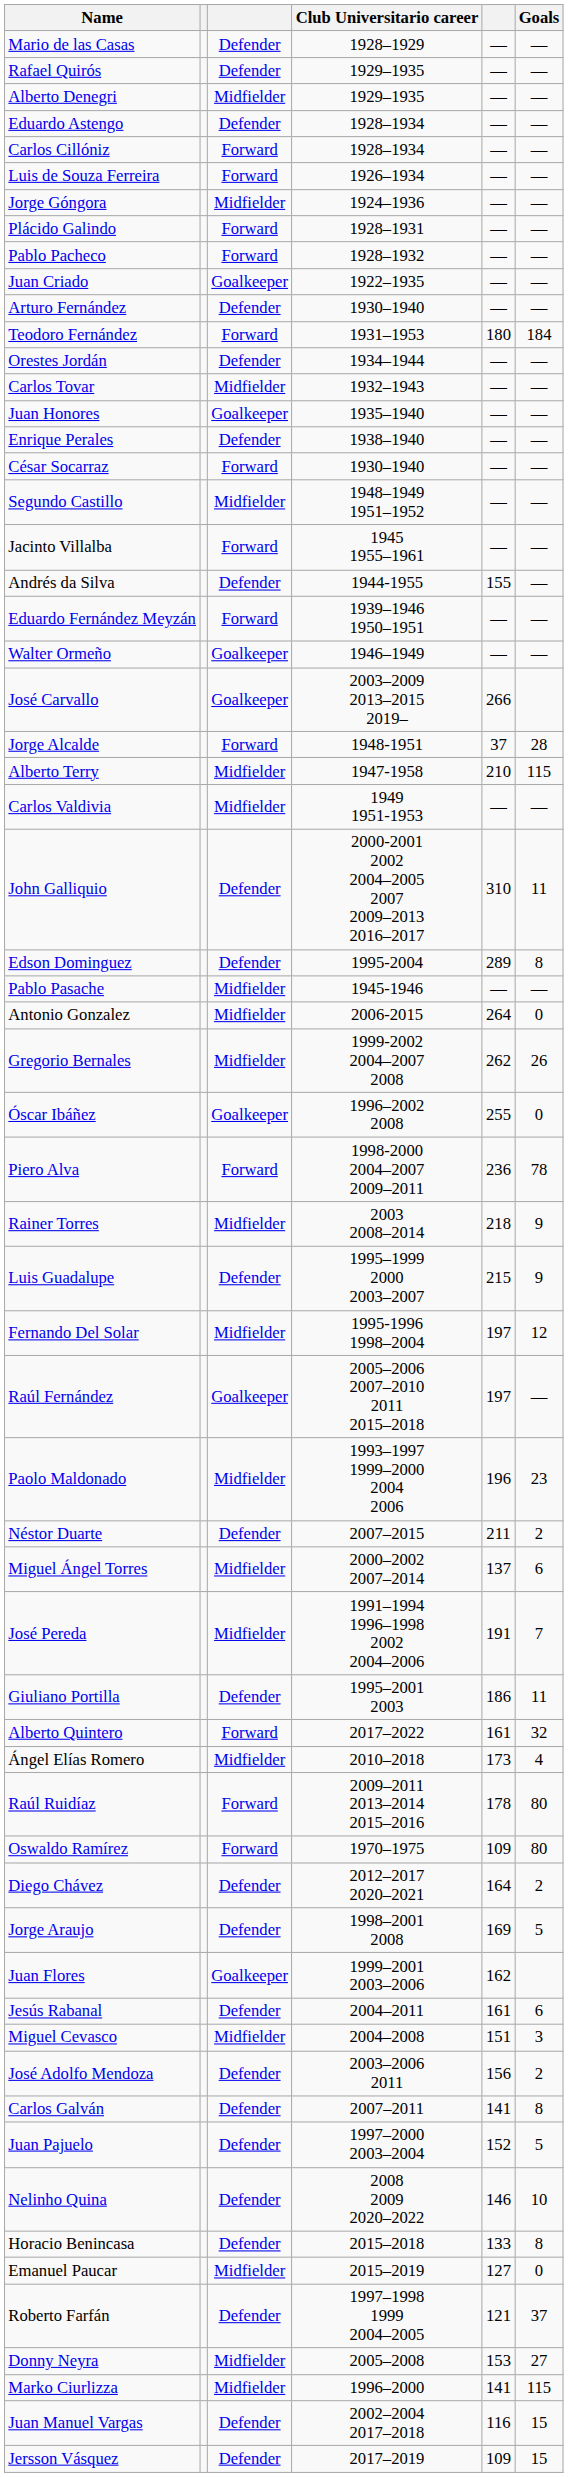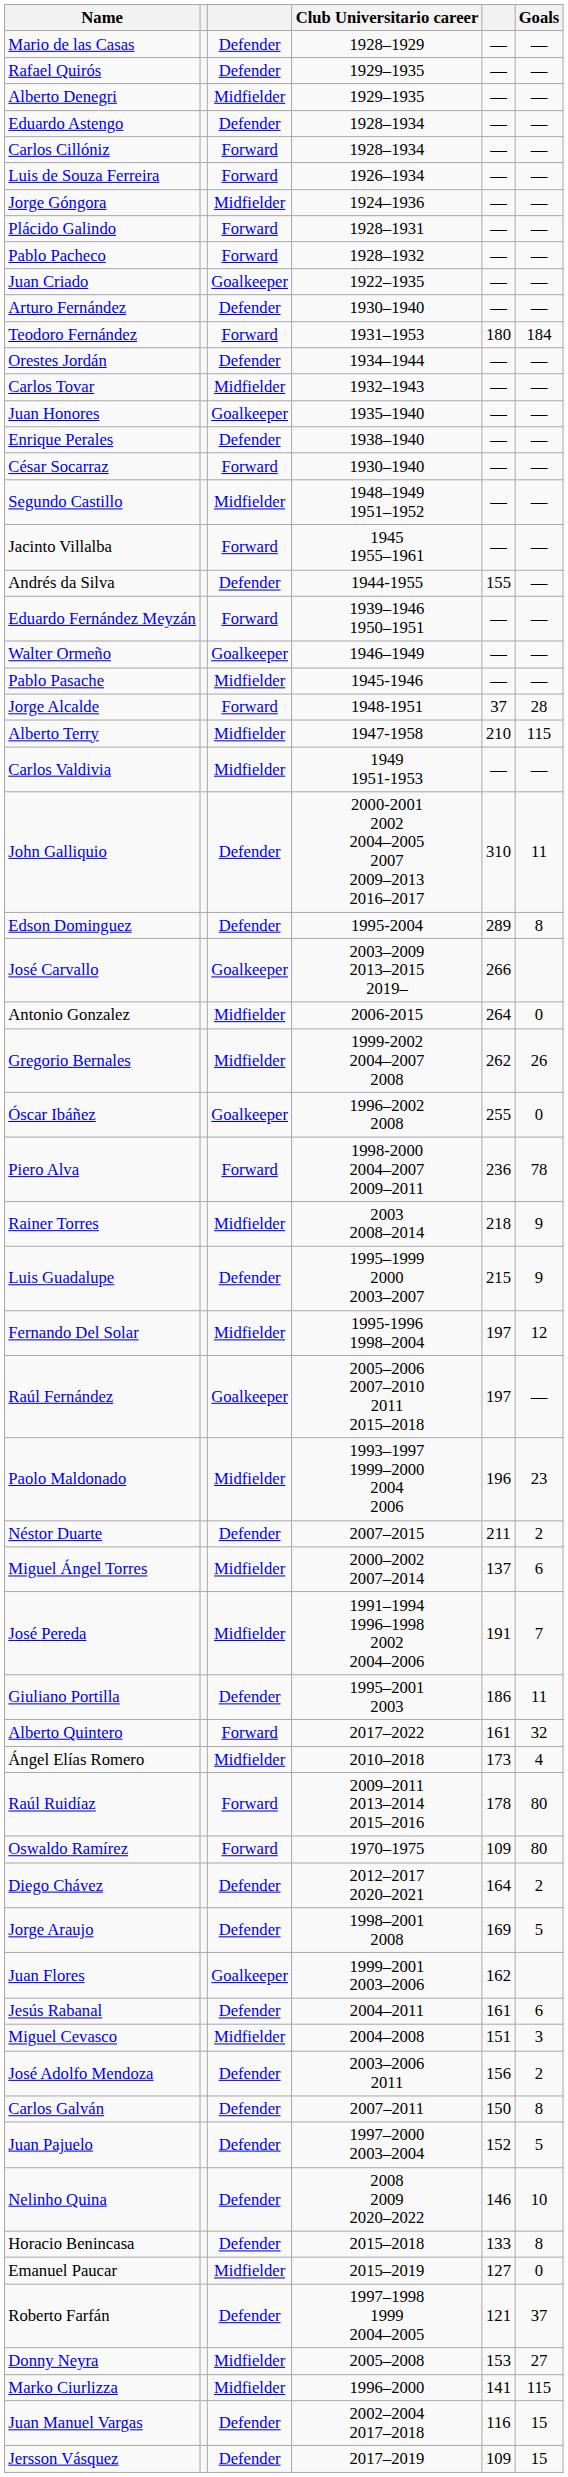rows swapped: (56, 988) <-> (53, 699)
(498, 2109) 141 -> (498, 2109) 150
